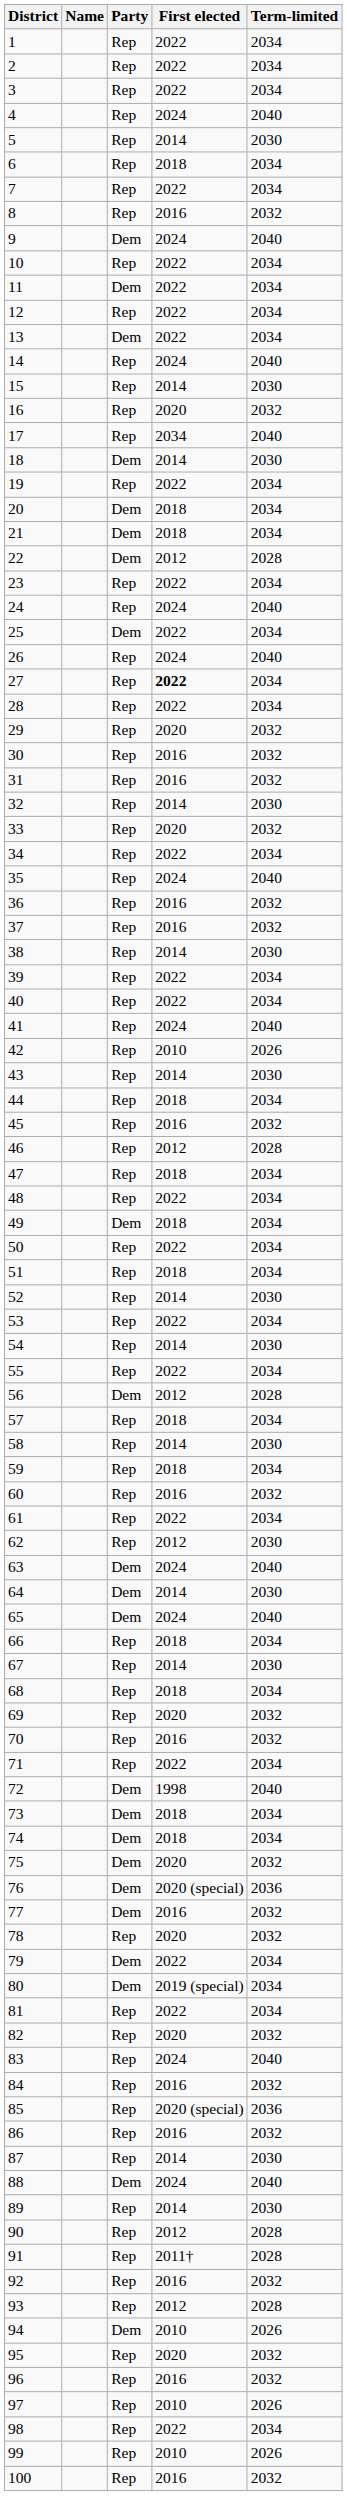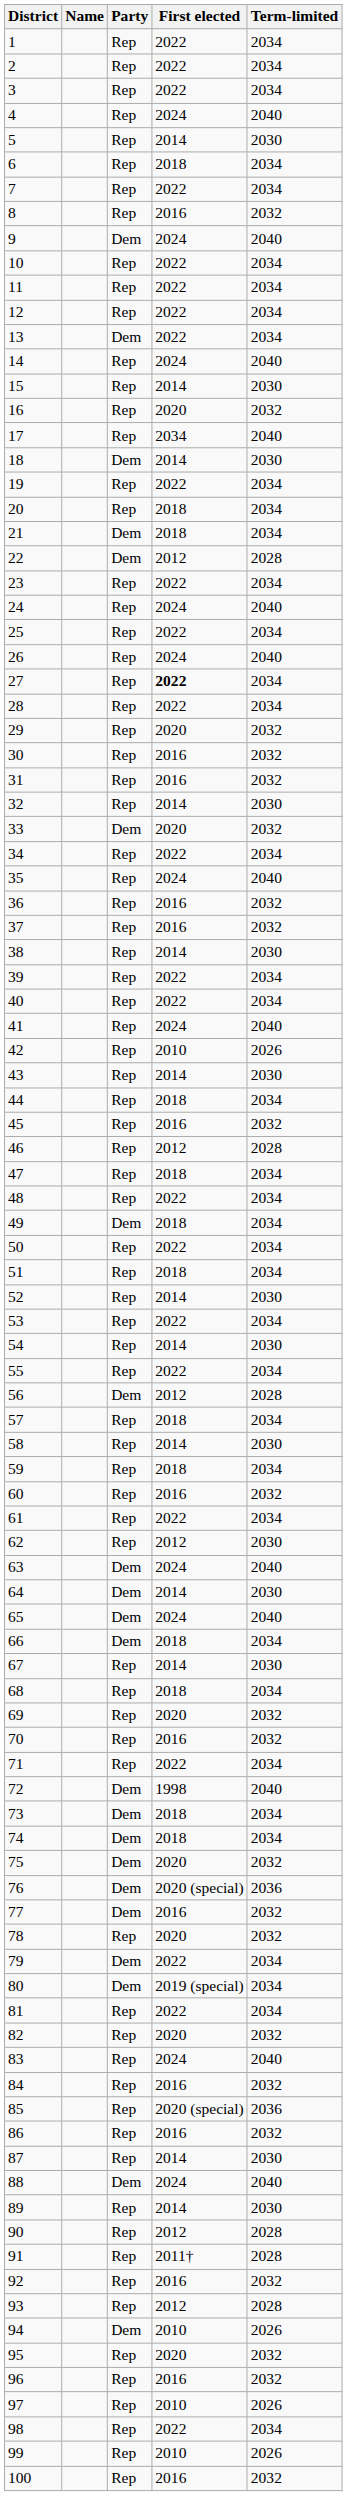(126, 287) Dem -> (124, 287) Rep
(126, 509) Dem -> (124, 509) Rep
(126, 632) Dem -> (124, 632) Rep
(124, 829) Rep -> (126, 829) Dem
(124, 1641) Rep -> (126, 1641) Dem
